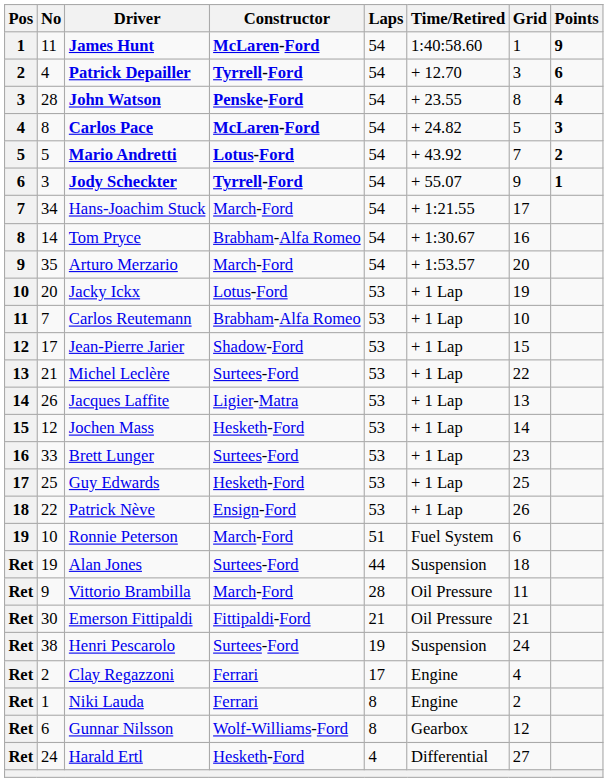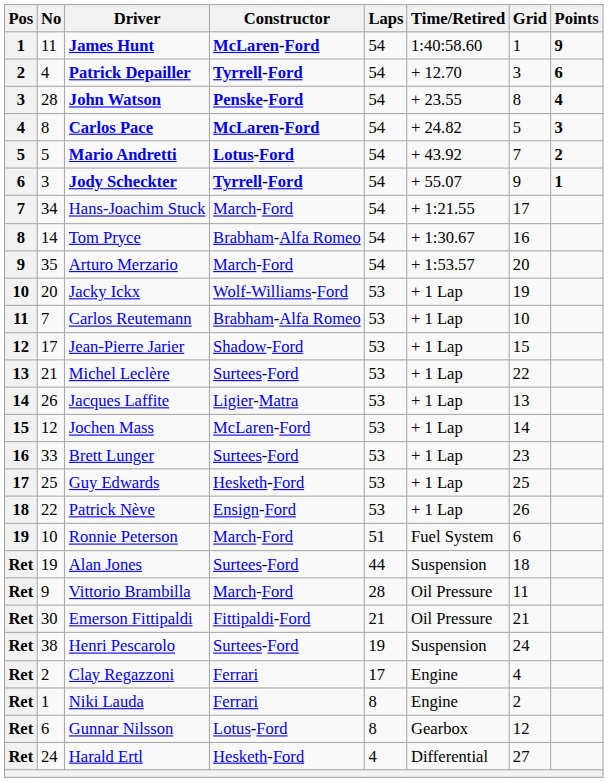(250, 291) Lotus-Ford -> (281, 291) Wolf-Williams-Ford
(259, 428) Hesketh-Ford -> (262, 428) McLaren-Ford
(281, 728) Wolf-Williams-Ford -> (250, 728) Lotus-Ford
